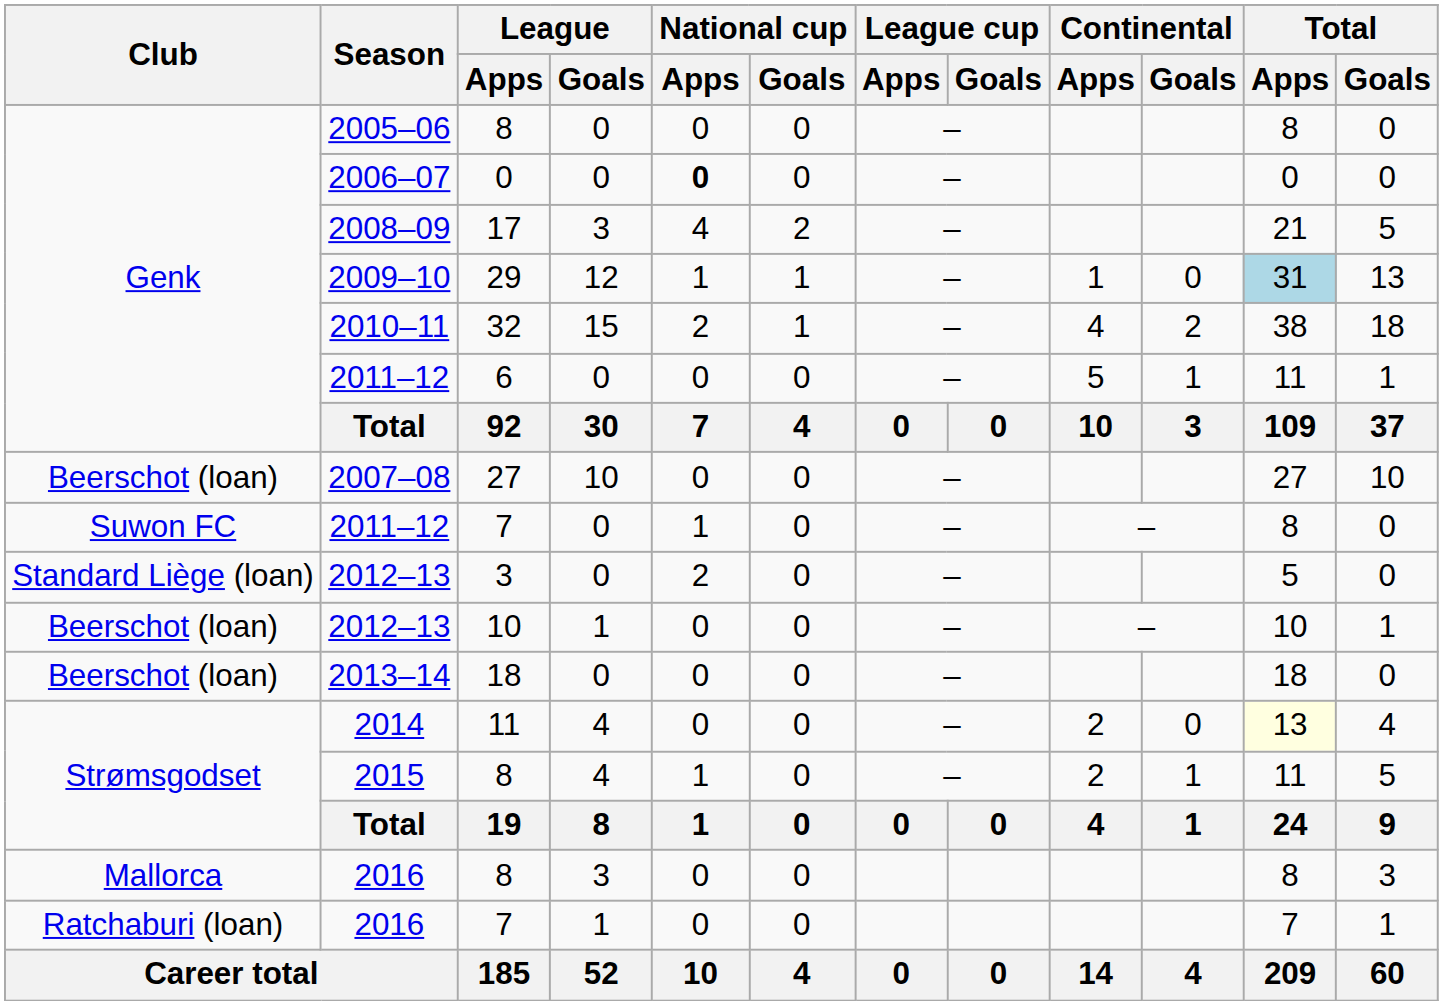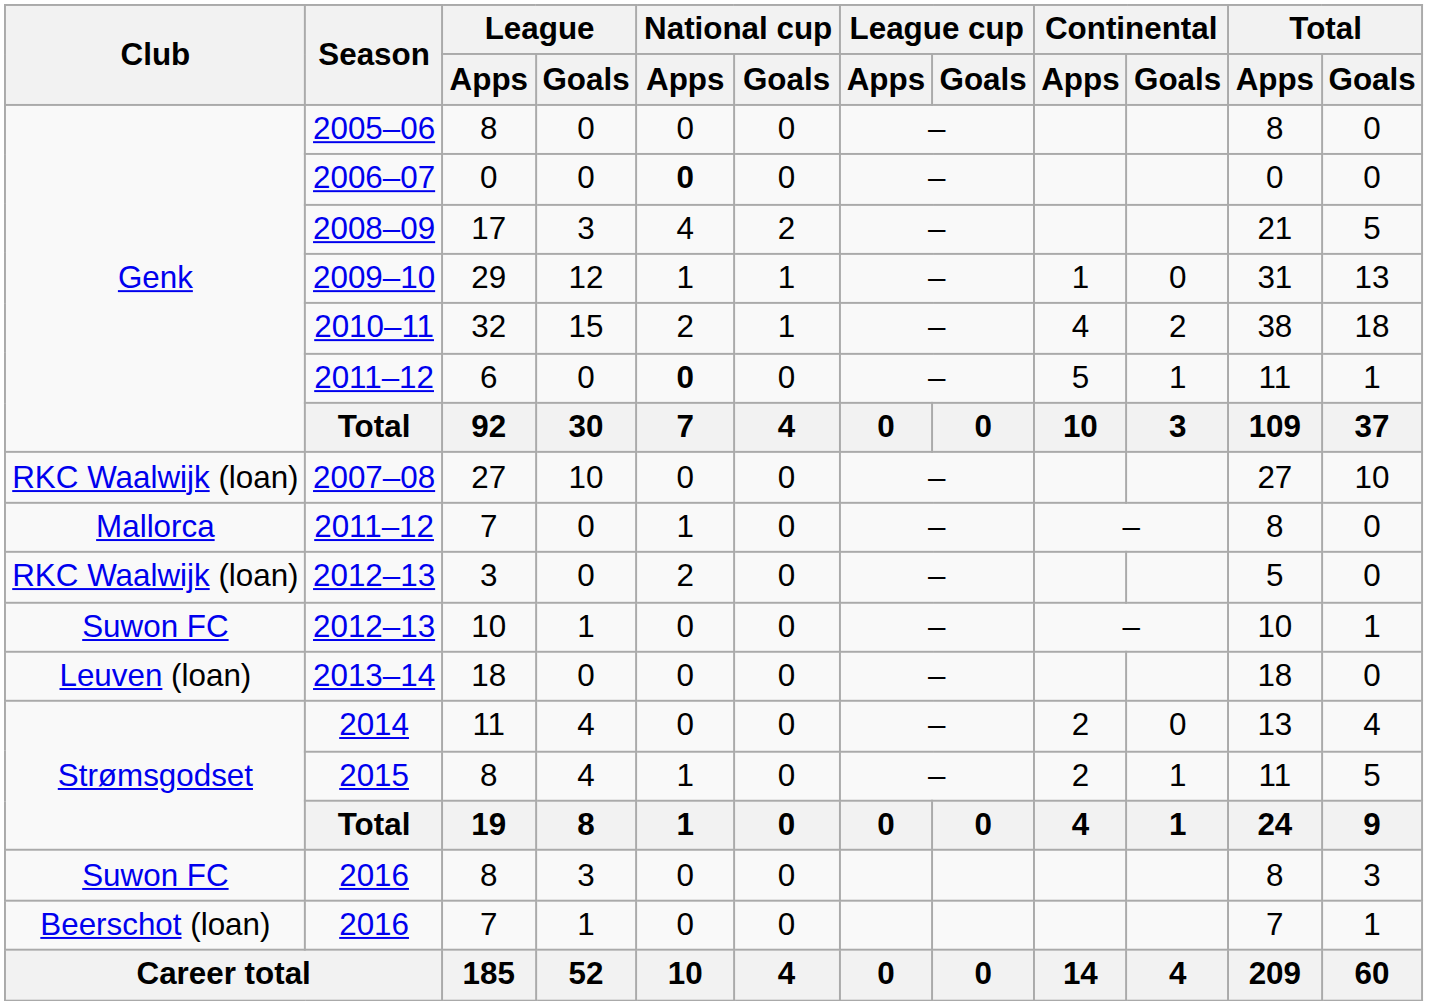(1290, 278) lightblue background -> (1275, 278) no background
(700, 377) normal -> (685, 377) bold
(163, 476) Beerschot (loan) -> (155, 476) RKC Waalwijk (loan)
(163, 526) Suwon FC -> (155, 526) Mallorca
(163, 576) Standard Liège (loan) -> (155, 576) RKC Waalwijk (loan)
(163, 626) Beerschot (loan) -> (155, 626) Suwon FC
(163, 675) Beerschot (loan) -> (155, 675) Leuven (loan)
(1290, 725) lightyellow background -> (1275, 725) no background
(163, 874) Mallorca -> (155, 874) Suwon FC
(163, 924) Ratchaburi (loan) -> (155, 924) Beerschot (loan)
